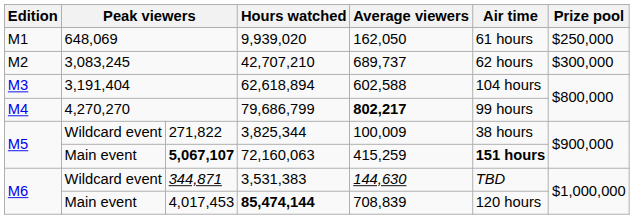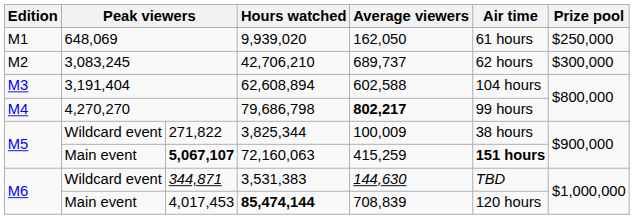(278, 62) 42,707,210 -> (278, 62) 42,706,210
(278, 86) 62,618,894 -> (278, 86) 62,608,894
(278, 109) 79,686,799 -> (278, 109) 79,686,798
